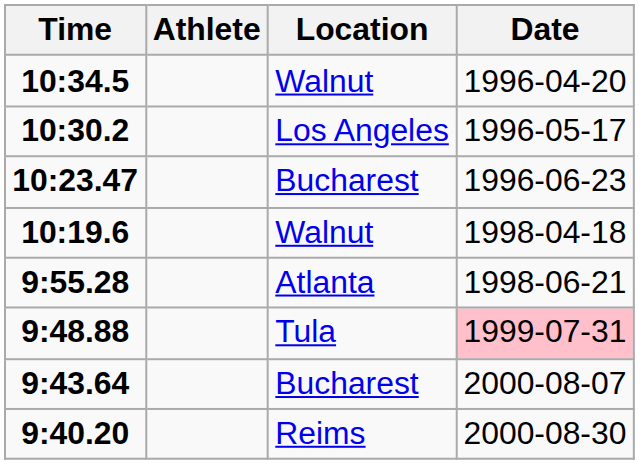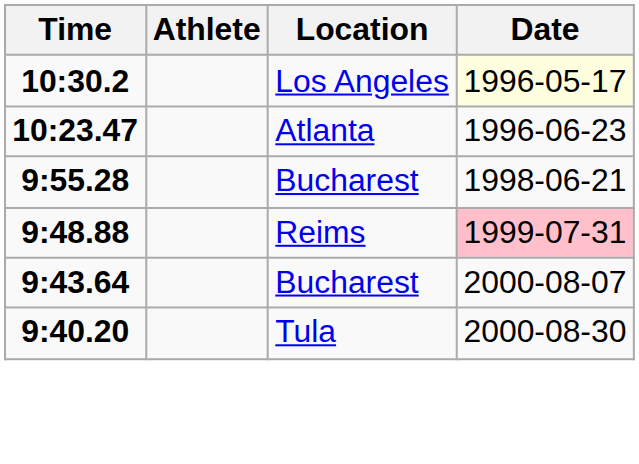- row: (75, 80)
(545, 130) no background -> (545, 80) lightyellow background
(347, 181) Bucharest -> (325, 130) Atlanta
- row: (75, 231)
(325, 282) Atlanta -> (347, 181) Bucharest
(306, 332) Tula -> (320, 231) Reims
(320, 433) Reims -> (306, 332) Tula
